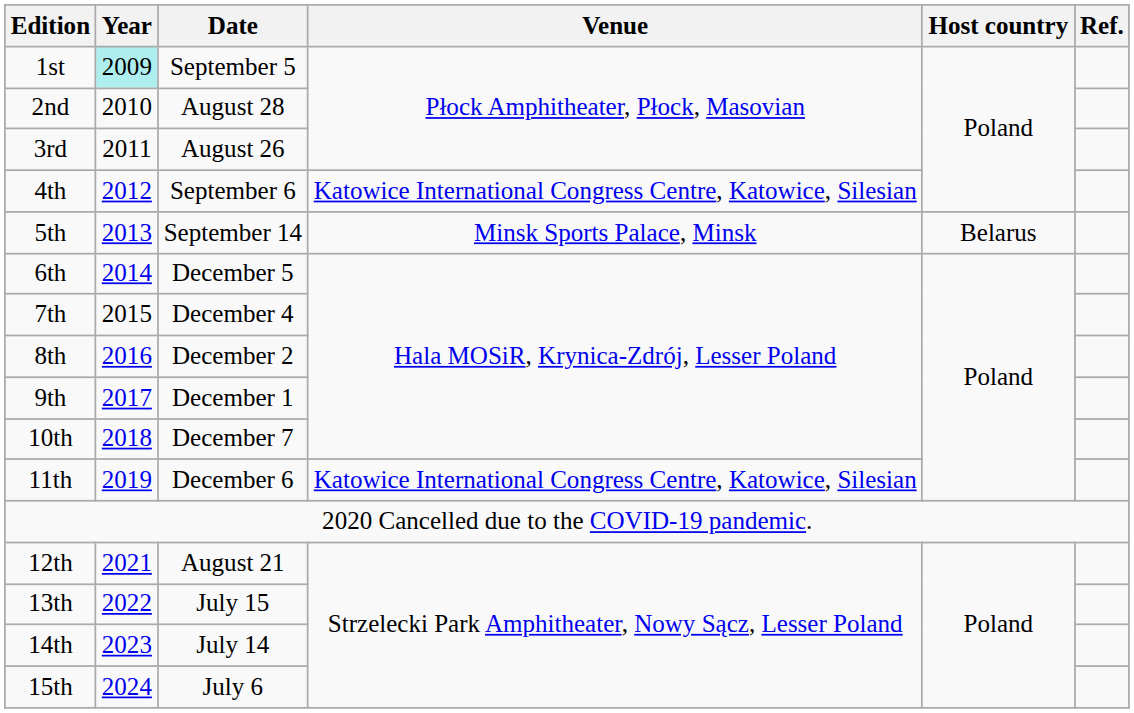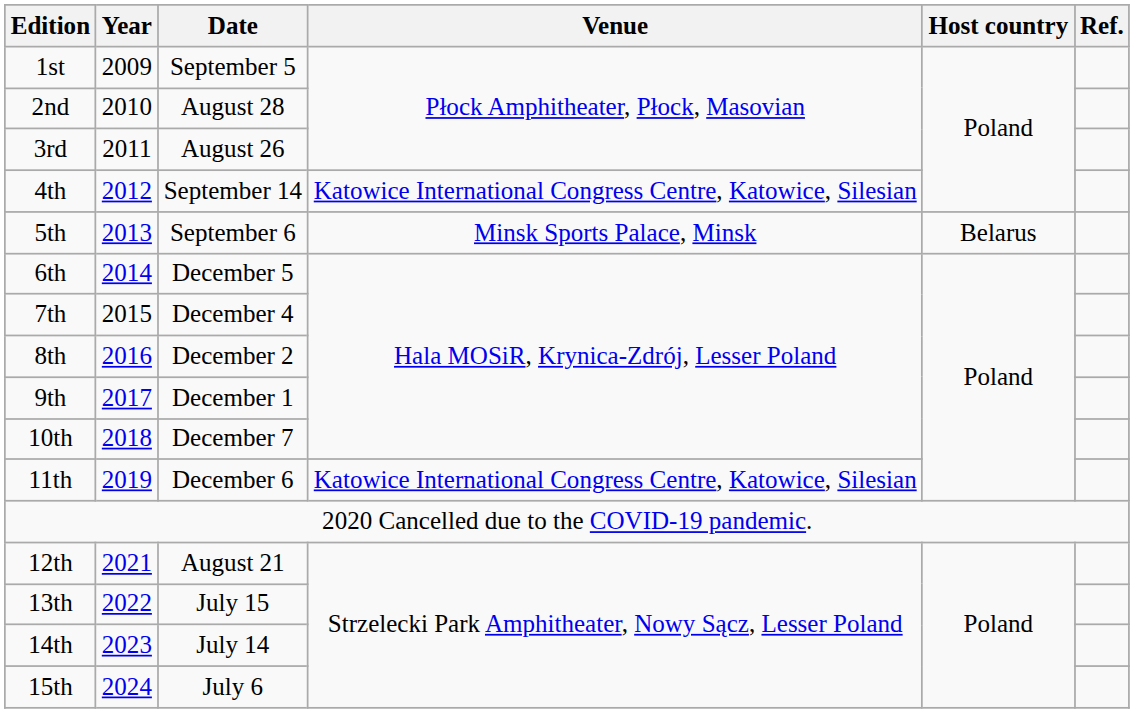(127, 66) paleturquoise background -> (127, 66) no background
(233, 190) September 6 -> (233, 190) September 14
(233, 232) September 14 -> (233, 232) September 6
